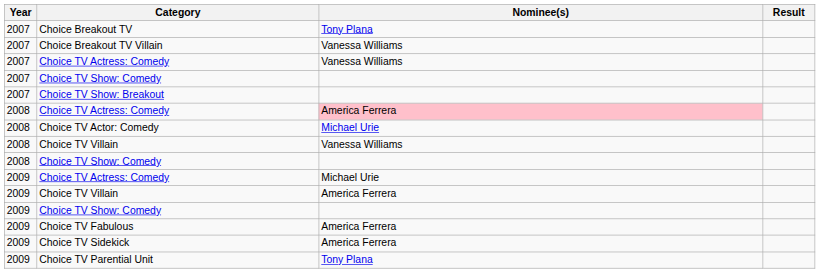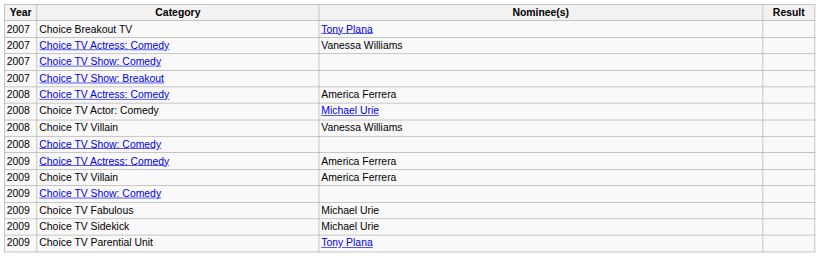- row: (18, 45)
(359, 111) pink background -> (359, 95) no background
(350, 177) Michael Urie -> (359, 161) America Ferrera
(359, 227) America Ferrera -> (350, 210) Michael Urie
(359, 243) America Ferrera -> (350, 227) Michael Urie
